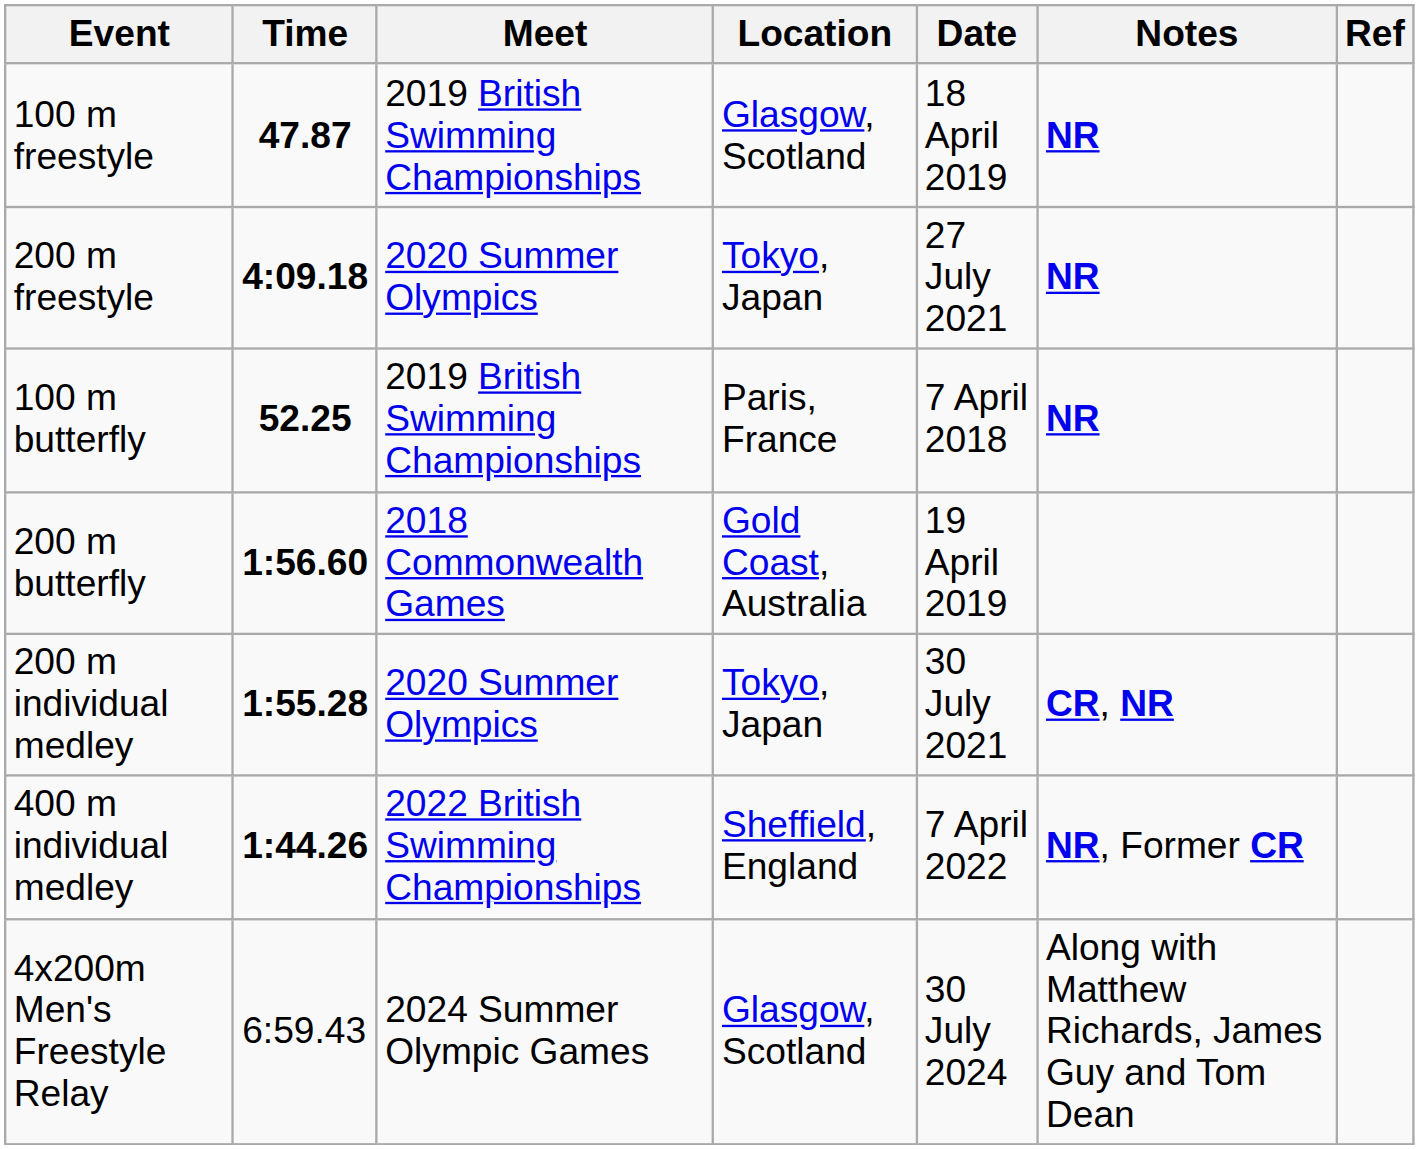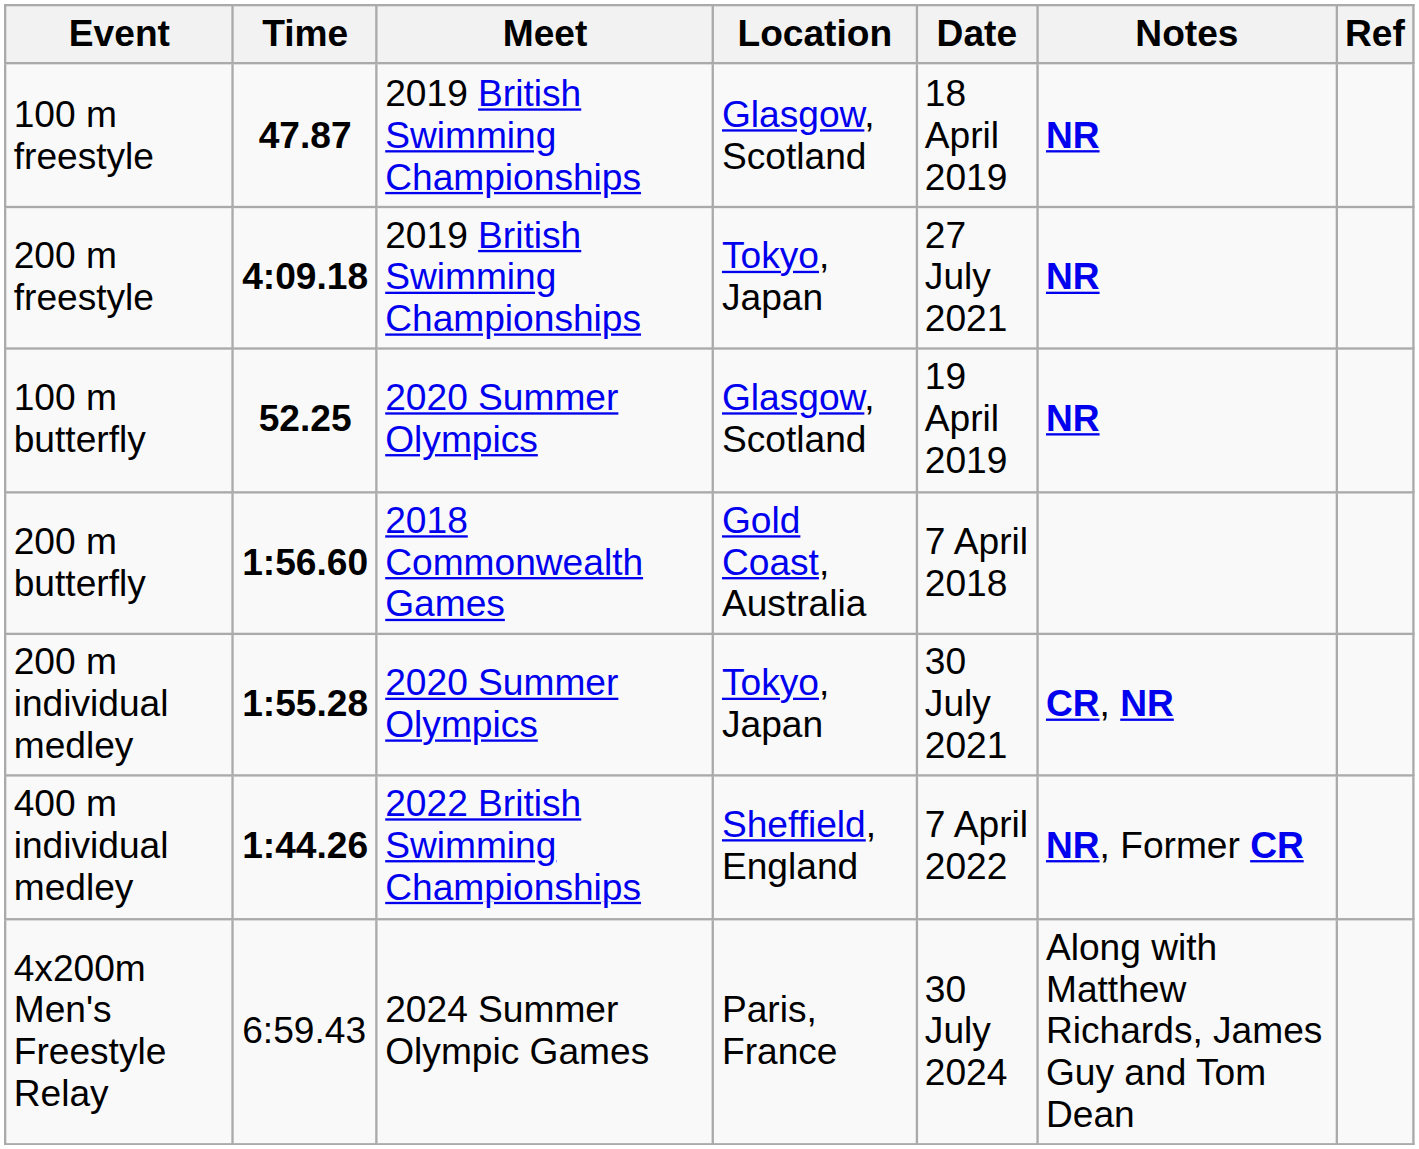(502, 276) 2020 Summer Olympics -> (513, 276) 2019 British Swimming Championships
(513, 419) 2019 British Swimming Championships -> (502, 419) 2020 Summer Olympics
(780, 419) Paris, France -> (798, 419) Glasgow, Scotland
(976, 419) 7 April 2018 -> (966, 419) 19 April 2019
(966, 561) 19 April 2019 -> (976, 561) 7 April 2018
(798, 1030) Glasgow, Scotland -> (780, 1030) Paris, France
